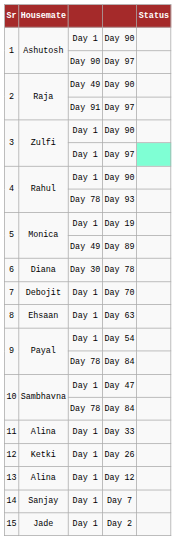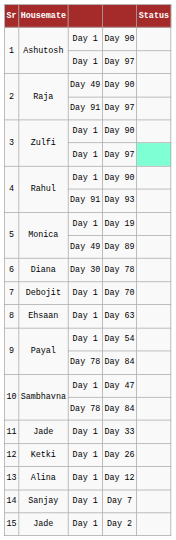(85, 62) Day 90 -> (85, 62) Day 1
(85, 200) Day 78 -> (85, 200) Day 91
(43, 432) Alina -> (43, 432) Jade
